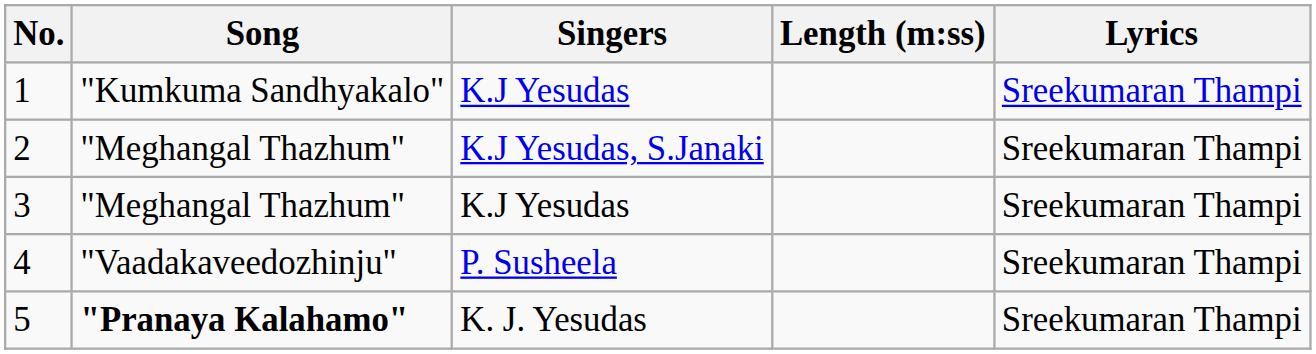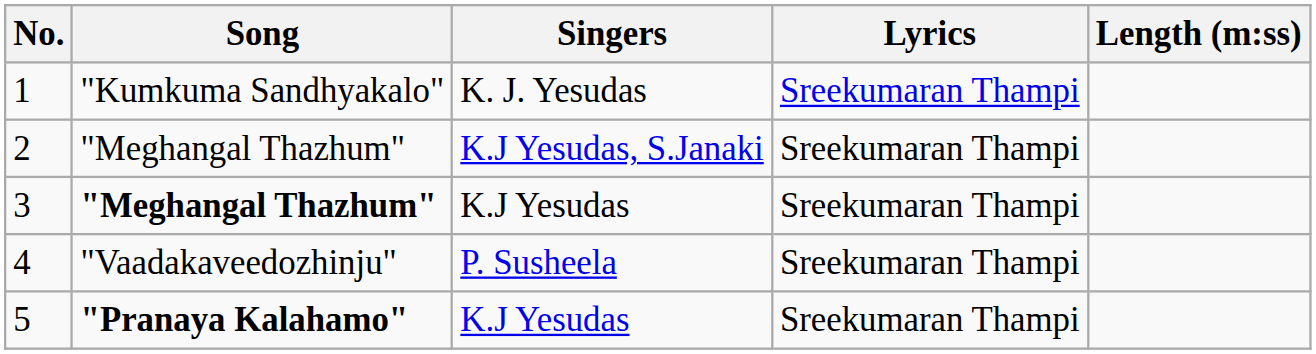columns swapped: (1152, 33) <-> (883, 33)
(545, 90) K.J Yesudas -> (554, 90) K. J. Yesudas
(243, 205) normal -> (259, 205) bold
(554, 320) K. J. Yesudas -> (545, 320) K.J Yesudas
